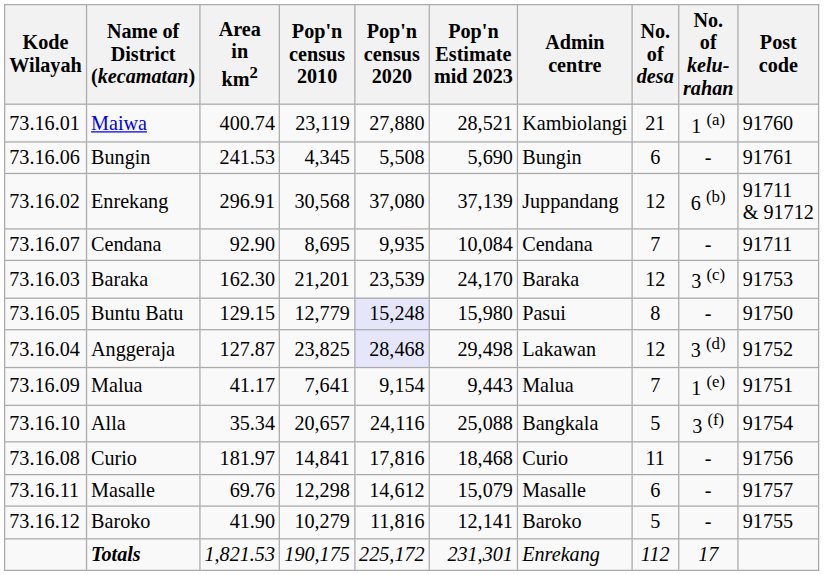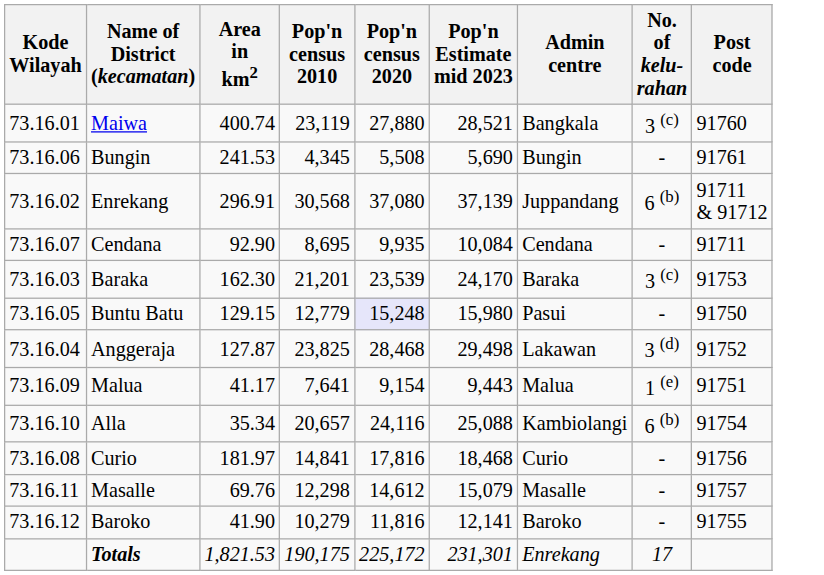- column: (655, 54)
(575, 123) Kambiolangi -> (560, 123) Bangkala
(708, 123) 1 (a) -> (662, 123) 3 (c)
(397, 348) lavender background -> (397, 348) no background
(560, 423) Bangkala -> (575, 423) Kambiolangi
(708, 423) 3 (f) -> (662, 423) 6 (b)
